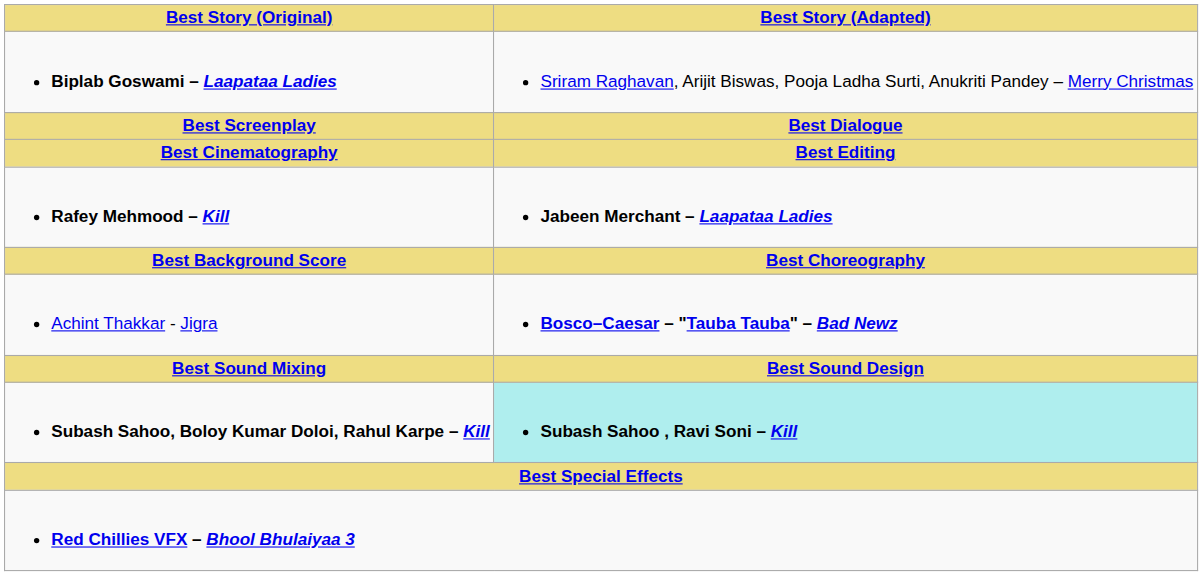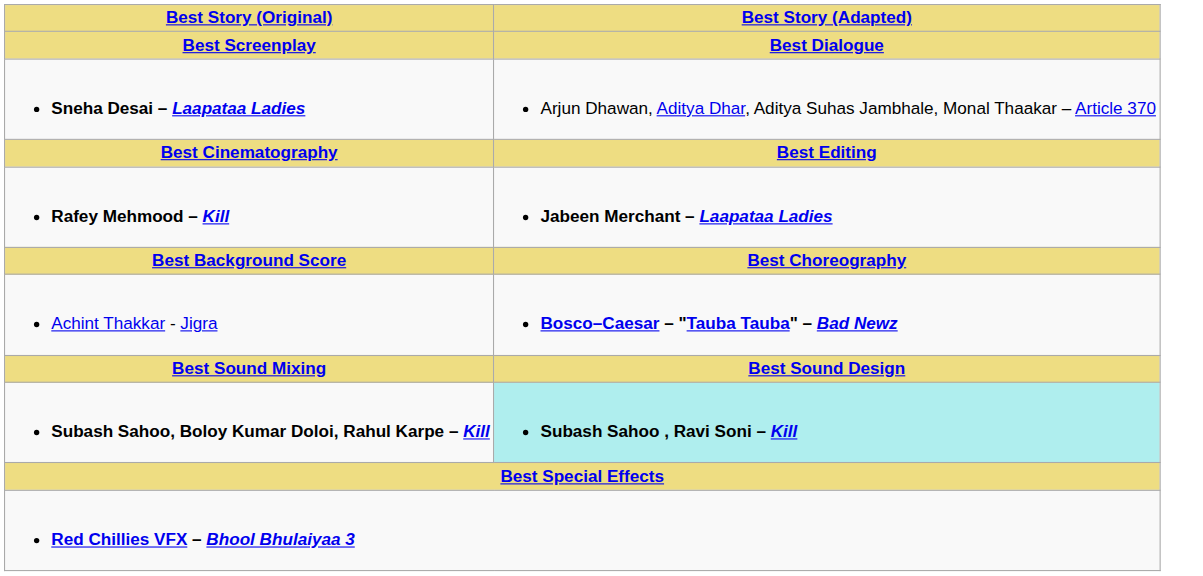- row: (249, 82)
+ row: (249, 109)
